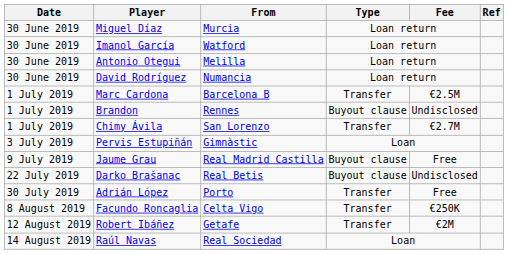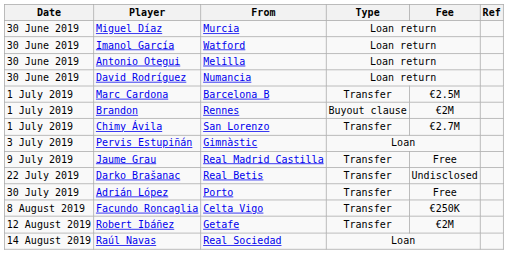(445, 110) Undisclosed -> (445, 110) €2M
(368, 159) Buyout clause -> (368, 159) Transfer
(368, 176) Buyout clause -> (368, 176) Transfer
